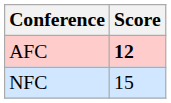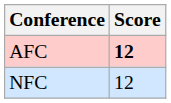(124, 82) 15 -> (124, 82) 12
